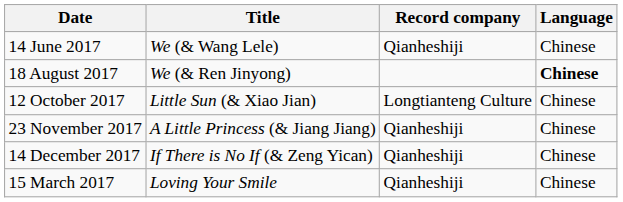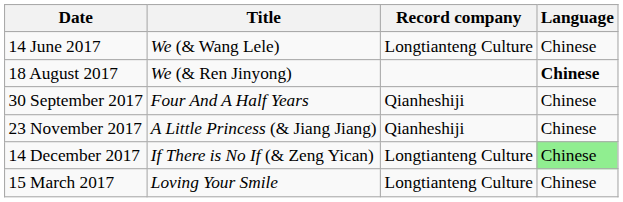(423, 45) Qianheshiji -> (459, 45) Longtianteng Culture
+ row: (76, 100)
- row: (67, 100)
(423, 155) Qianheshiji -> (459, 155) Longtianteng Culture
(568, 155) no background -> (569, 155) lightgreen background
(423, 182) Qianheshiji -> (459, 182) Longtianteng Culture
